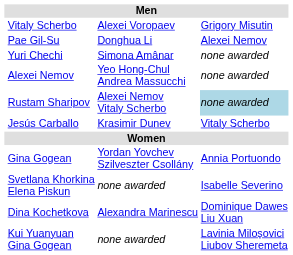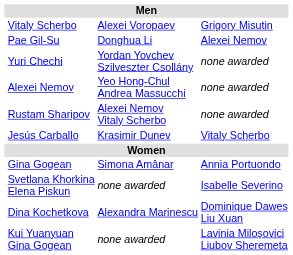(136, 55) Simona Amânar -> (145, 61) Yordan Yovchev Szilveszter Csollány
(235, 102) lightblue background -> (235, 115) no background
(145, 159) Yordan Yovchev Szilveszter Csollány -> (136, 165) Simona Amânar
